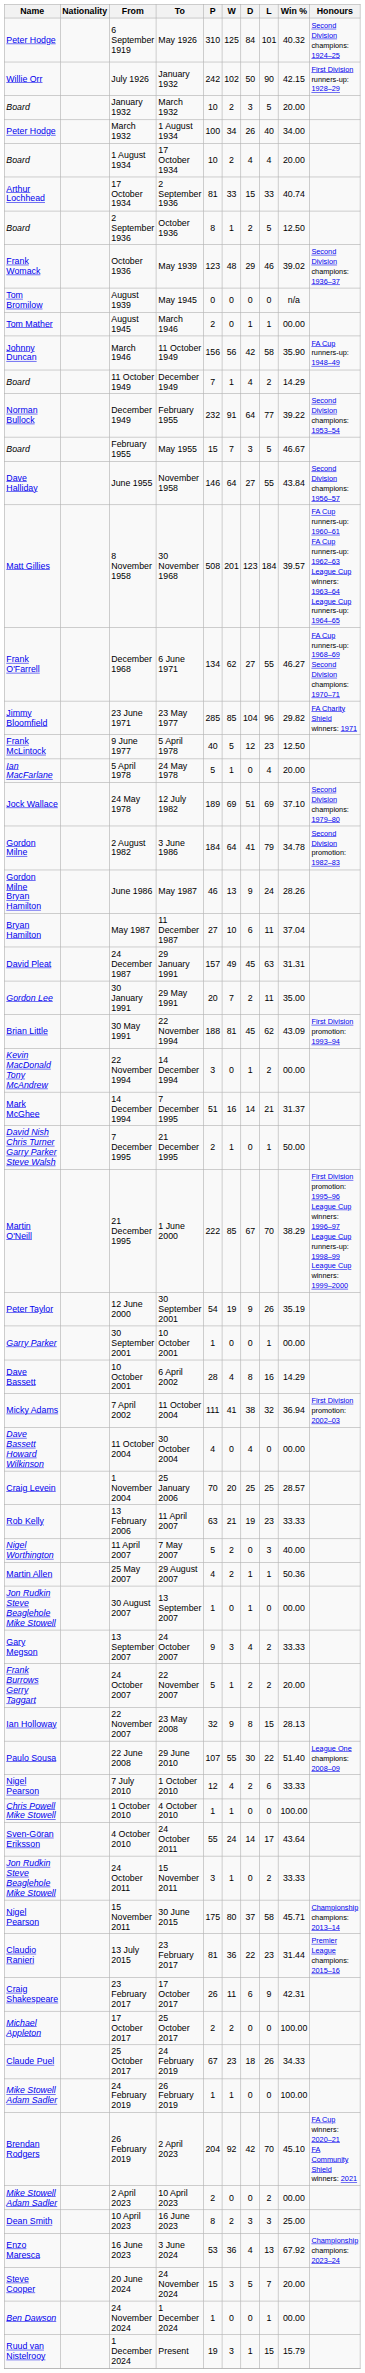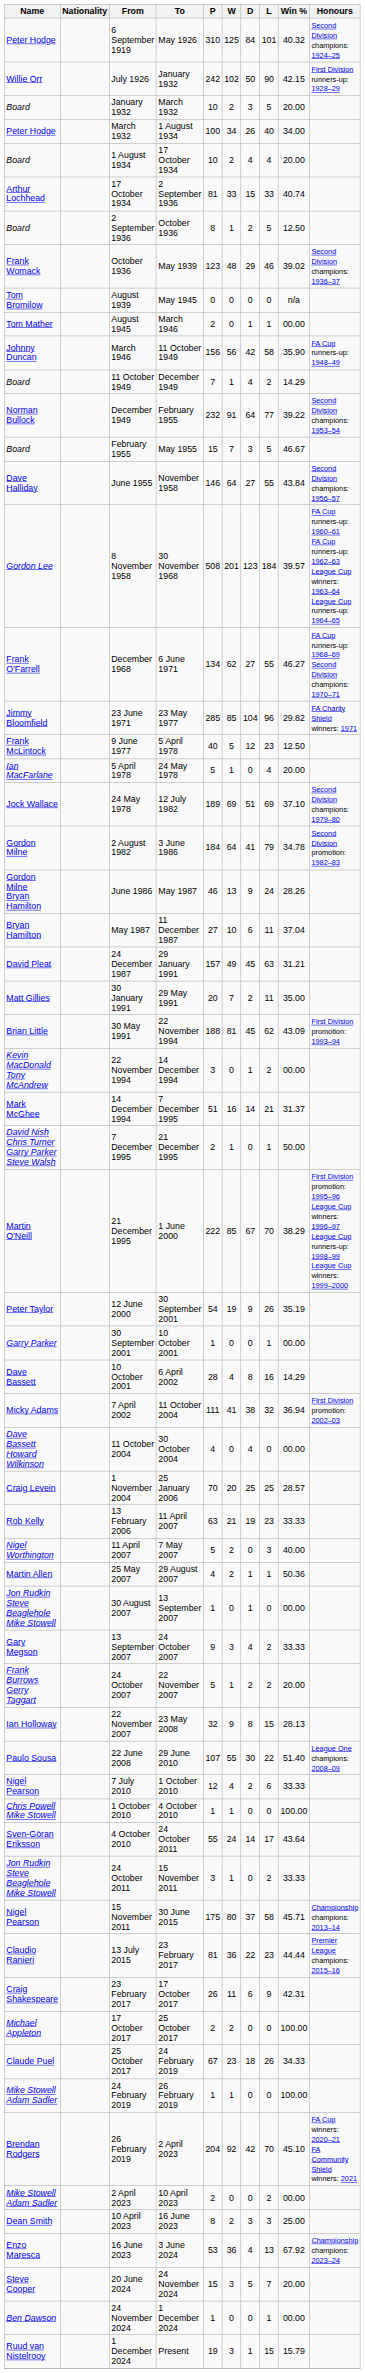(28, 566) Matt Gillies -> (30, 566) Gordon Lee
(294, 964) 31.31 -> (294, 964) 31.21
(30, 998) Gordon Lee -> (28, 998) Matt Gillies
(294, 1955) 31.44 -> (294, 1955) 44.44
